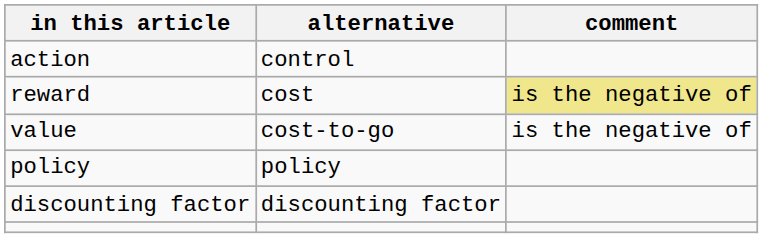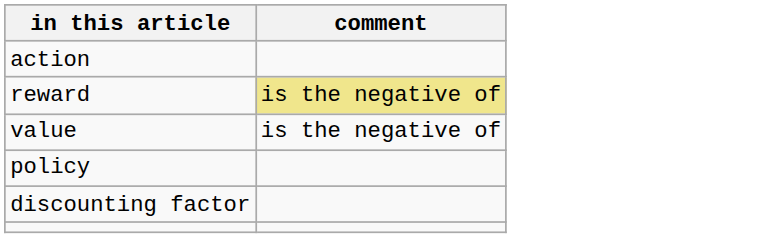- column: (381, 23)
